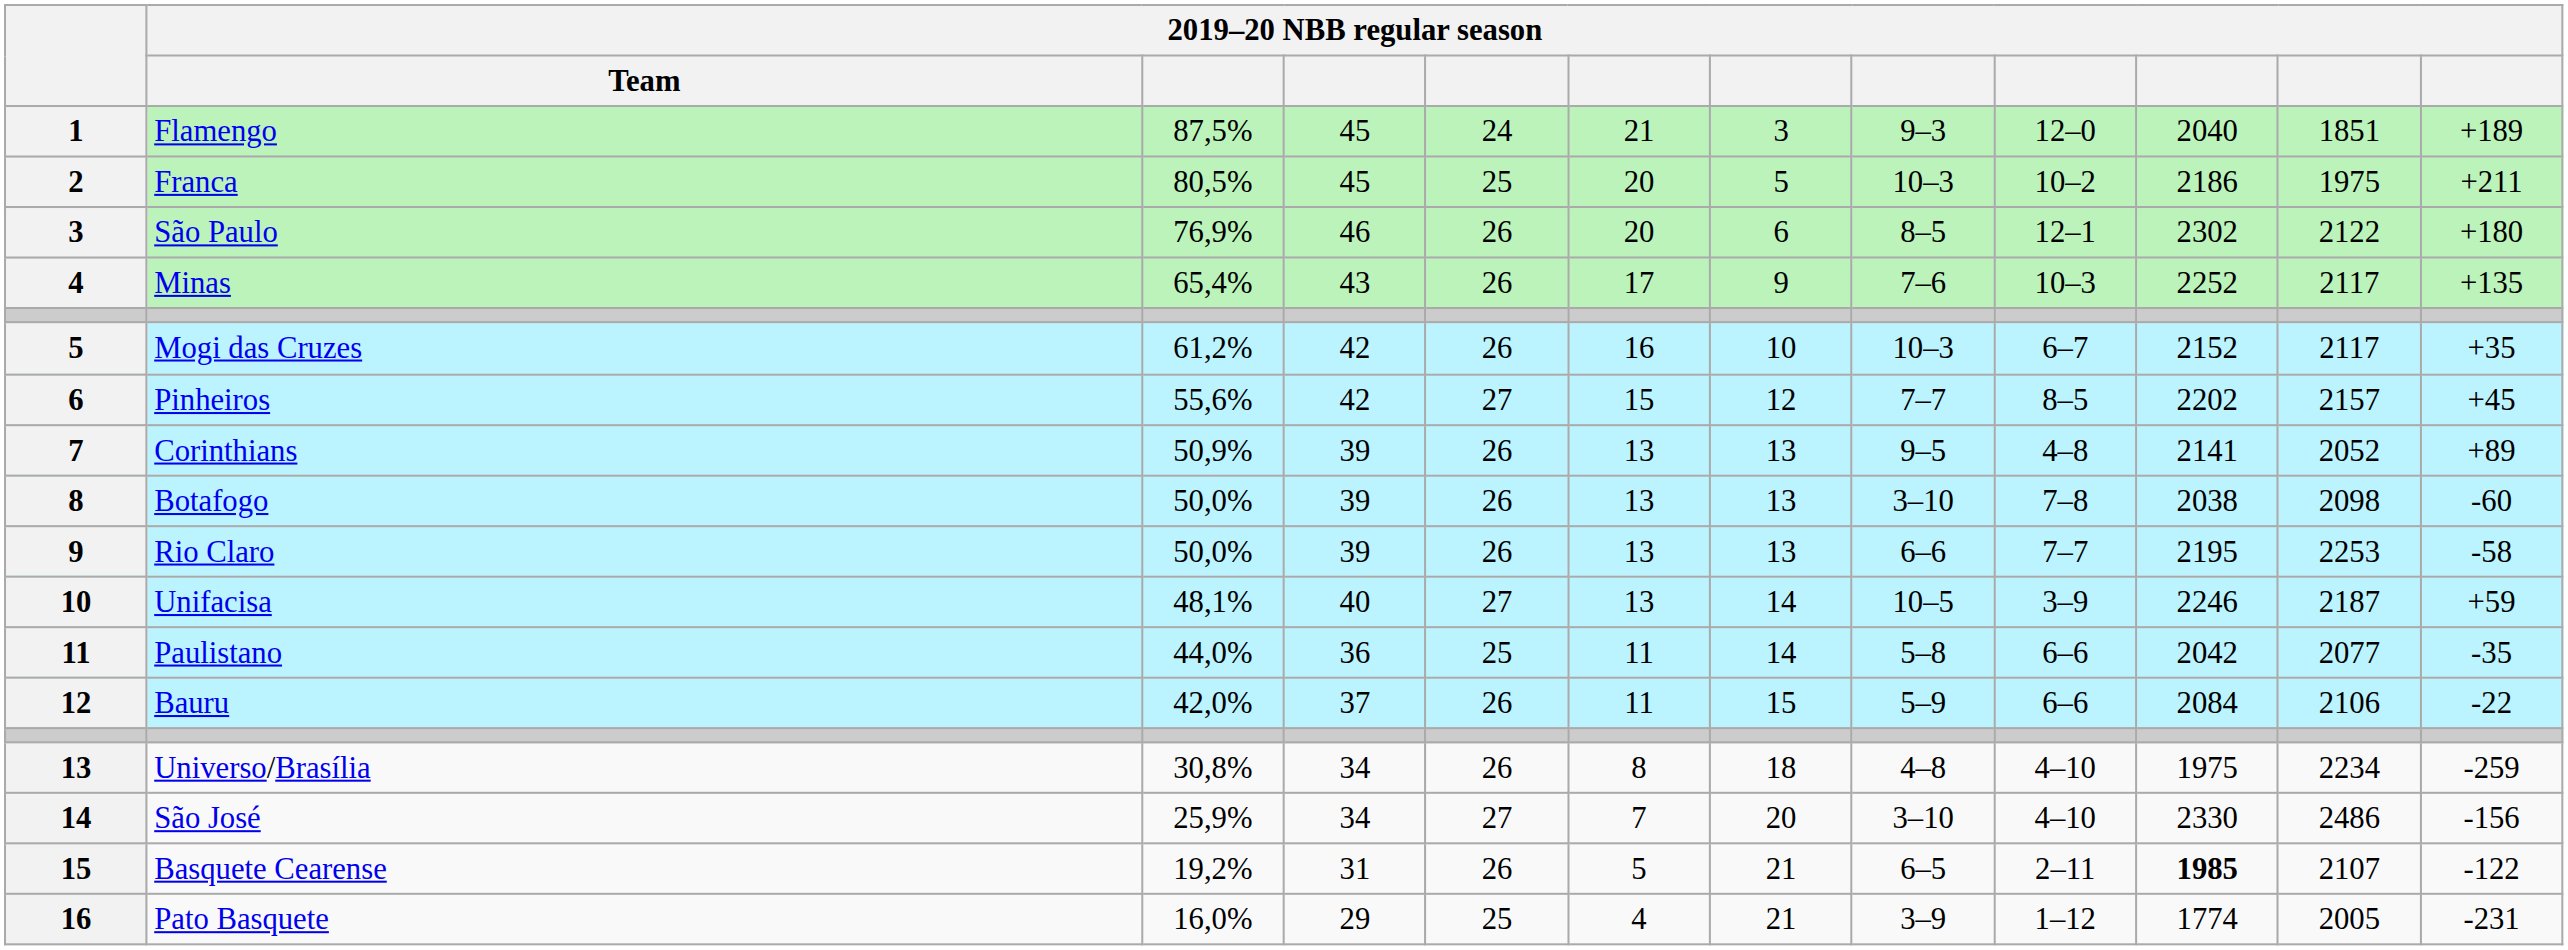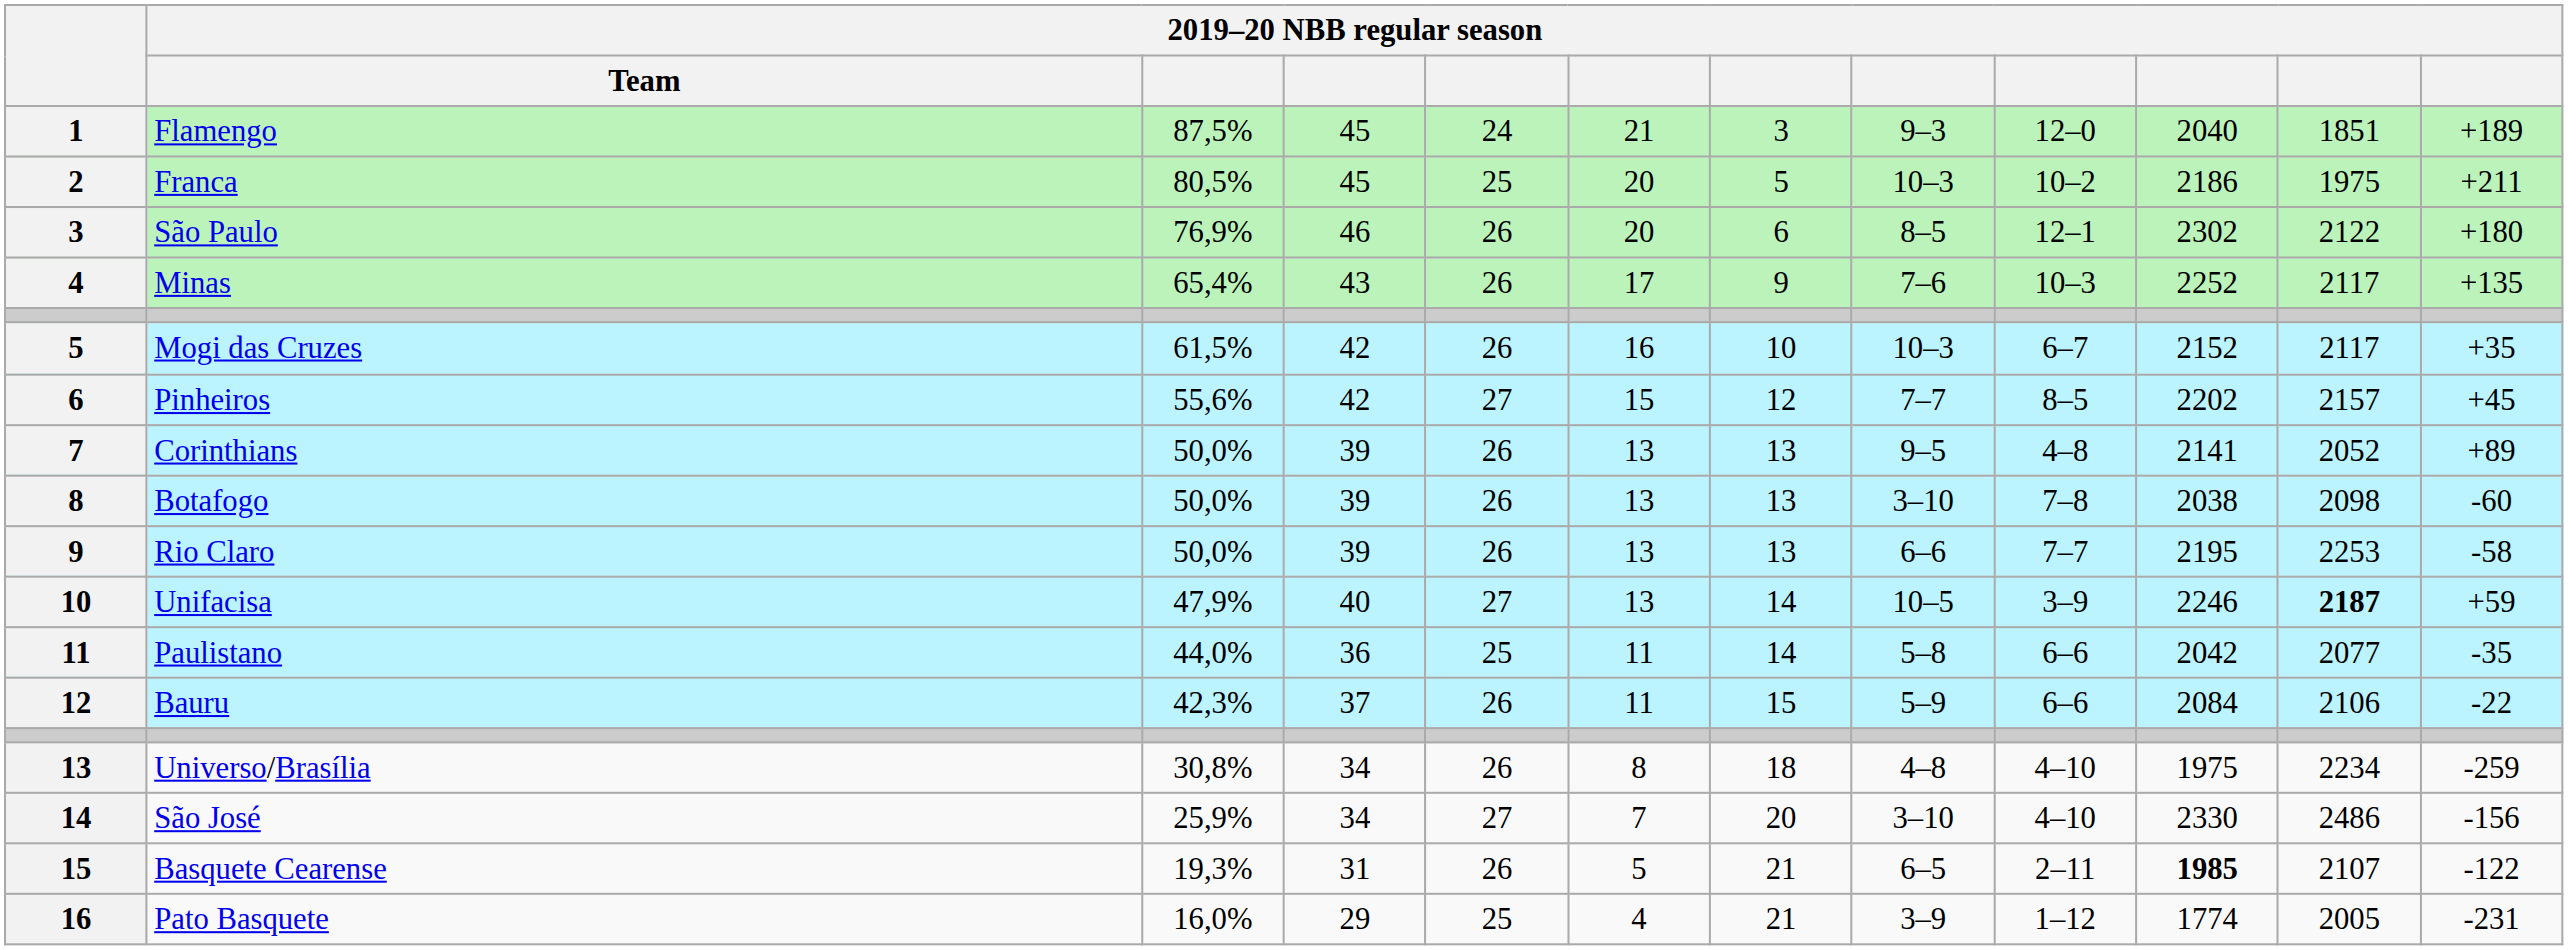(1213, 348) 61,2% -> (1213, 348) 61,5%
(1213, 449) 50,9% -> (1213, 449) 50,0%
(1213, 601) 48,1% -> (1213, 601) 47,9%
(2349, 601) normal -> (2349, 601) bold
(1213, 702) 42,0% -> (1213, 702) 42,3%
(1213, 868) 19,2% -> (1213, 868) 19,3%
